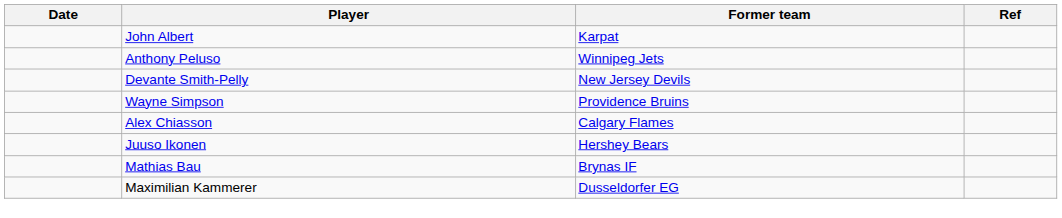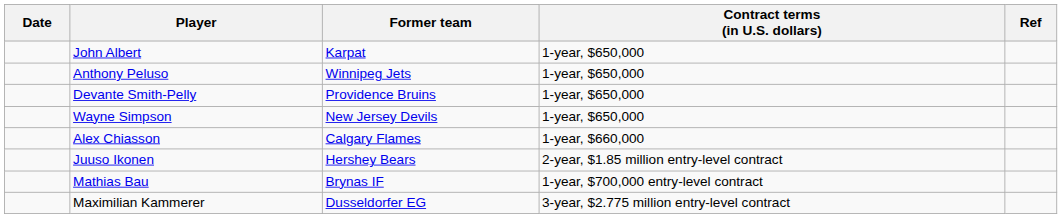+ column: (772, 22)
(634, 79) New Jersey Devils -> (381, 95) Providence Bruins
(634, 101) Providence Bruins -> (381, 116) New Jersey Devils
